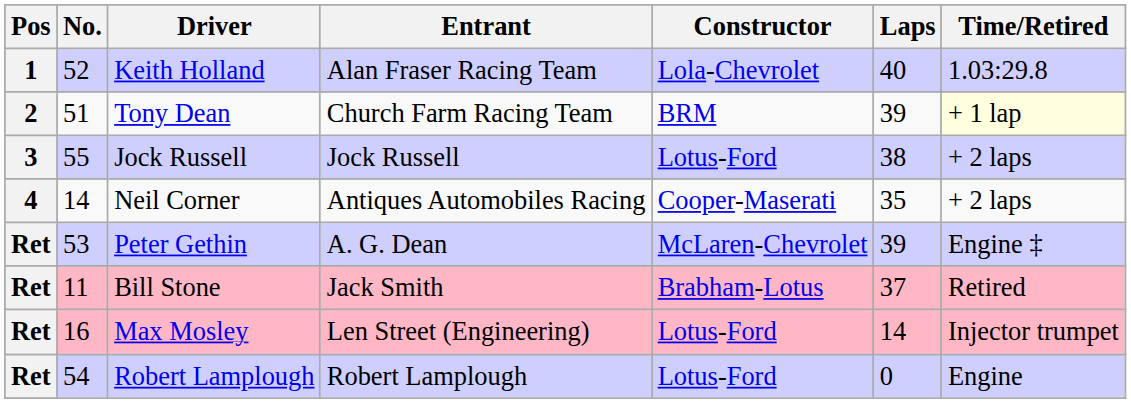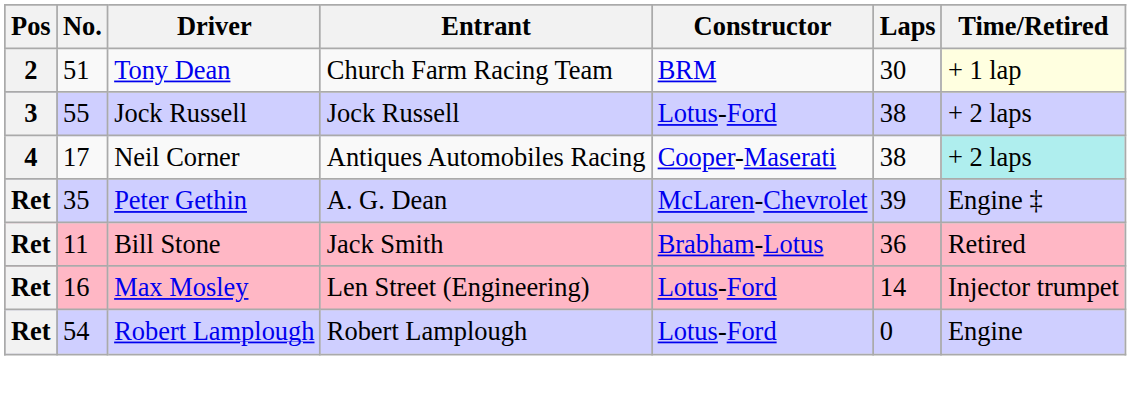- row: (189, 70)
(893, 113) 39 -> (893, 70) 30
(76, 200) 14 -> (76, 157) 17
(893, 200) 35 -> (893, 157) 38
(990, 200) no background -> (990, 157) paleturquoise background
(76, 244) 53 -> (76, 200) 35
(893, 288) 37 -> (893, 244) 36
